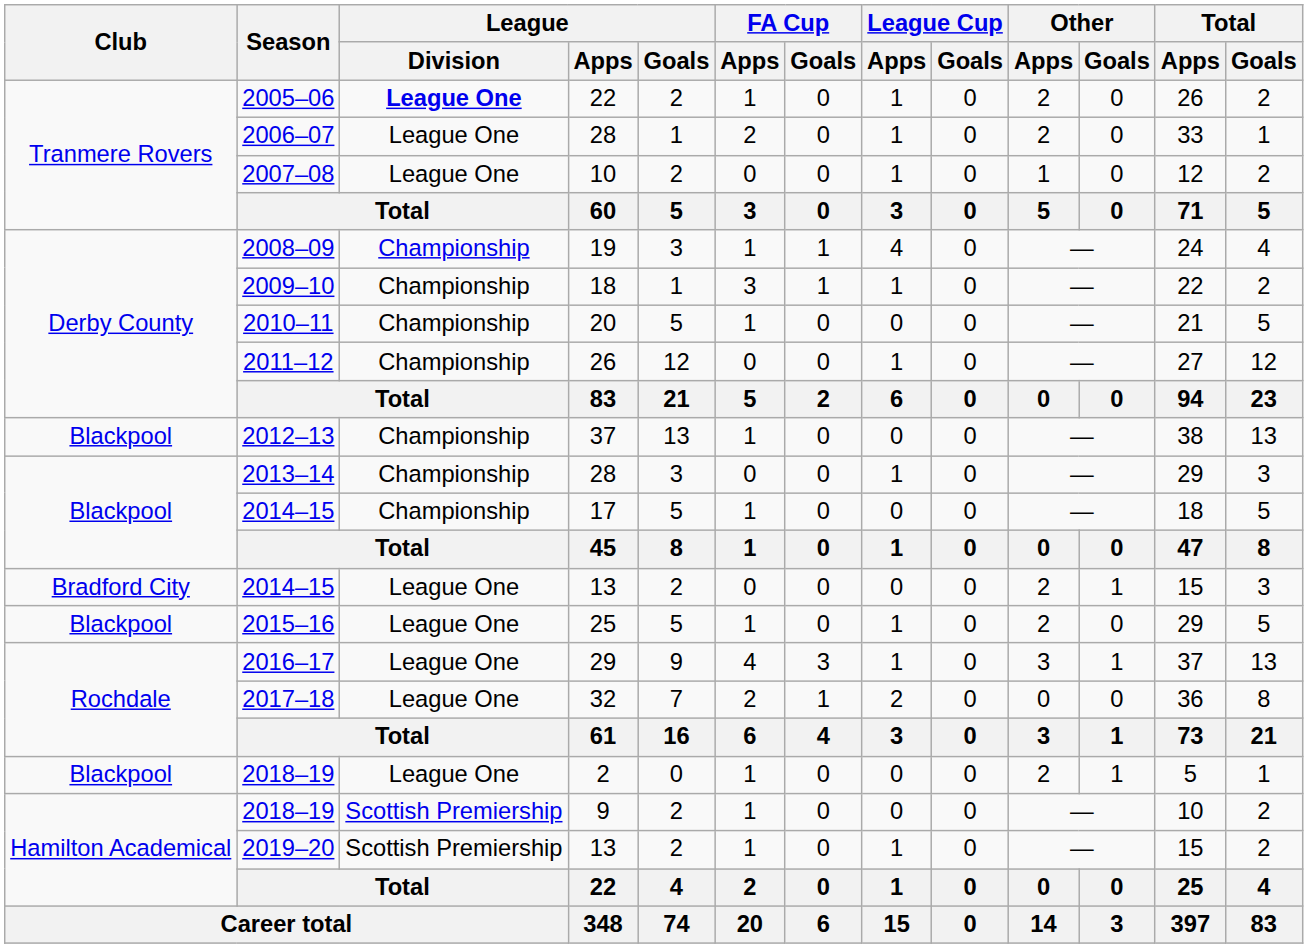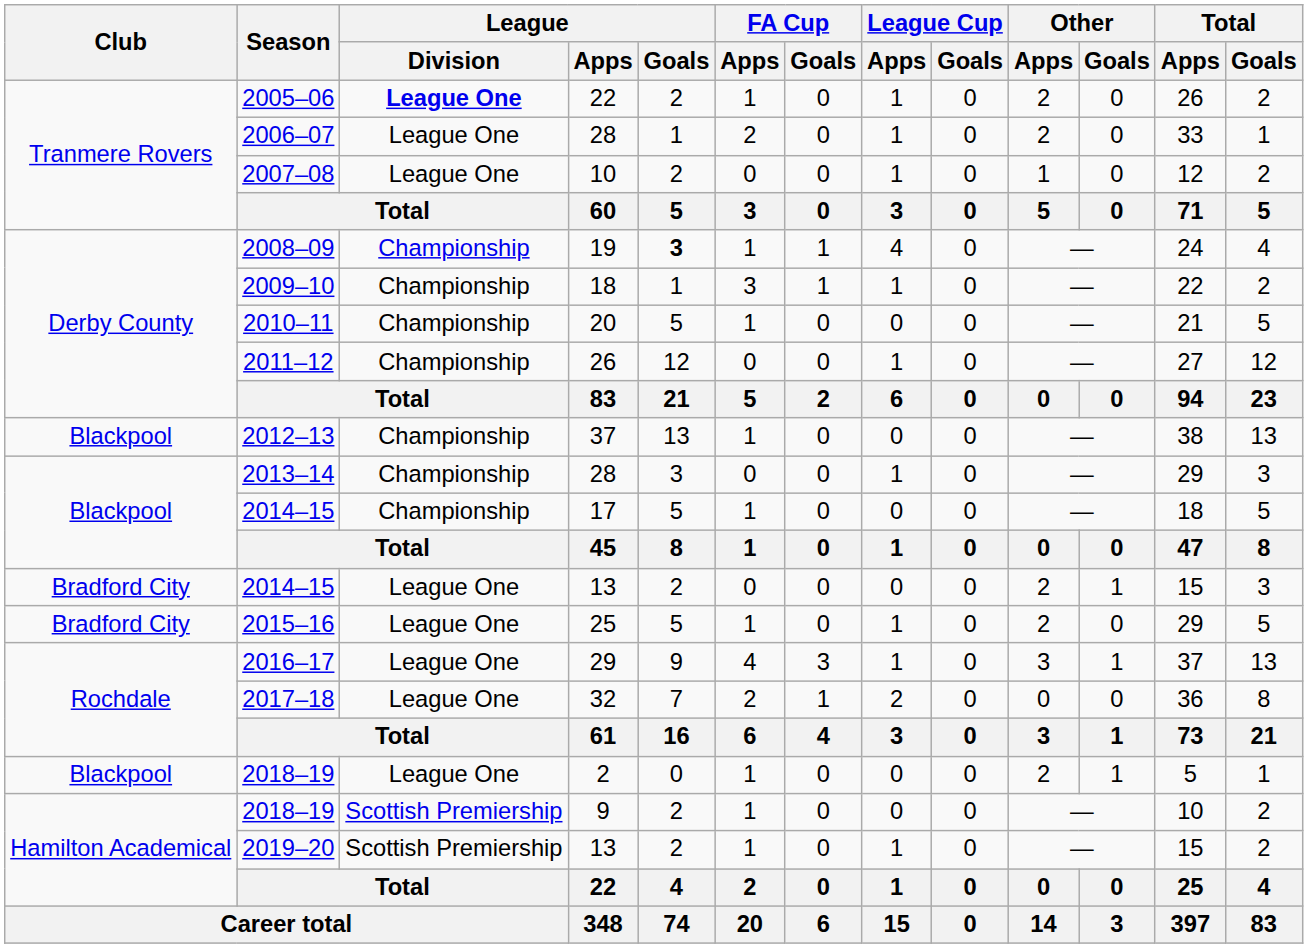(676, 248) normal -> (676, 248) bold
(121, 624) Blackpool -> (121, 624) Bradford City
